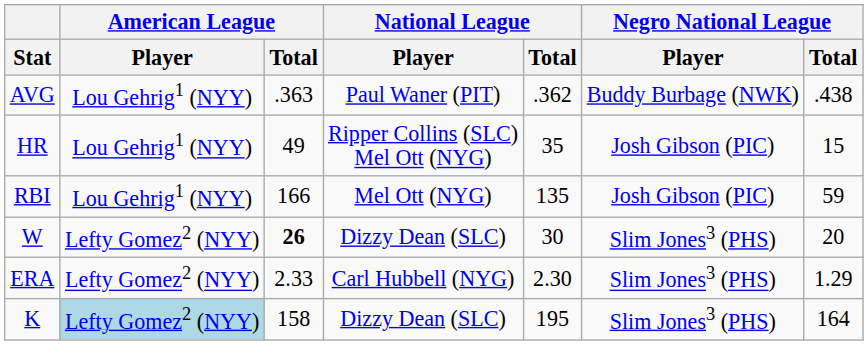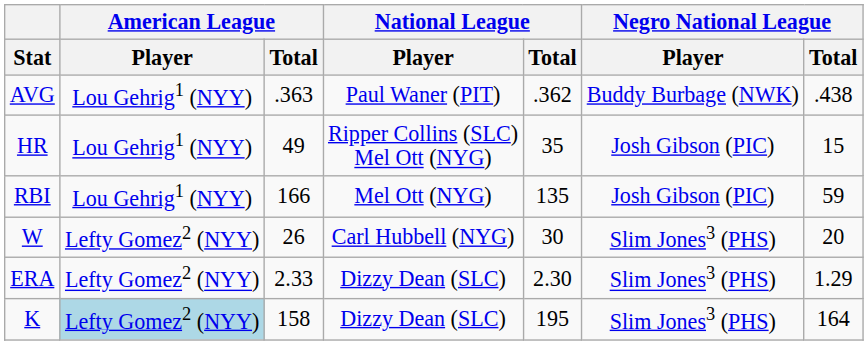(294, 236) bold -> (294, 236) normal
(423, 236) Dizzy Dean (SLC) -> (423, 236) Carl Hubbell (NYG)
(423, 277) Carl Hubbell (NYG) -> (423, 277) Dizzy Dean (SLC)
